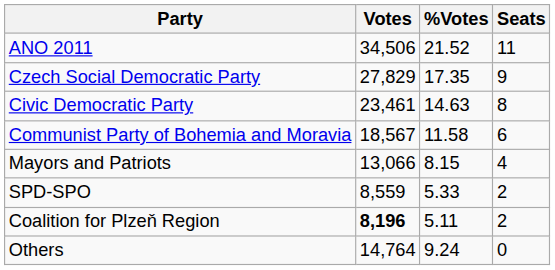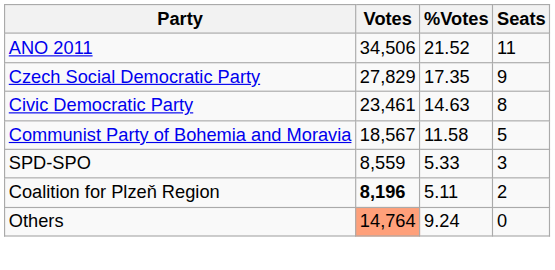(502, 134) 6 -> (502, 134) 5
- row: (90, 163)
(502, 192) 2 -> (502, 163) 3
(388, 250) no background -> (388, 221) lightsalmon background
